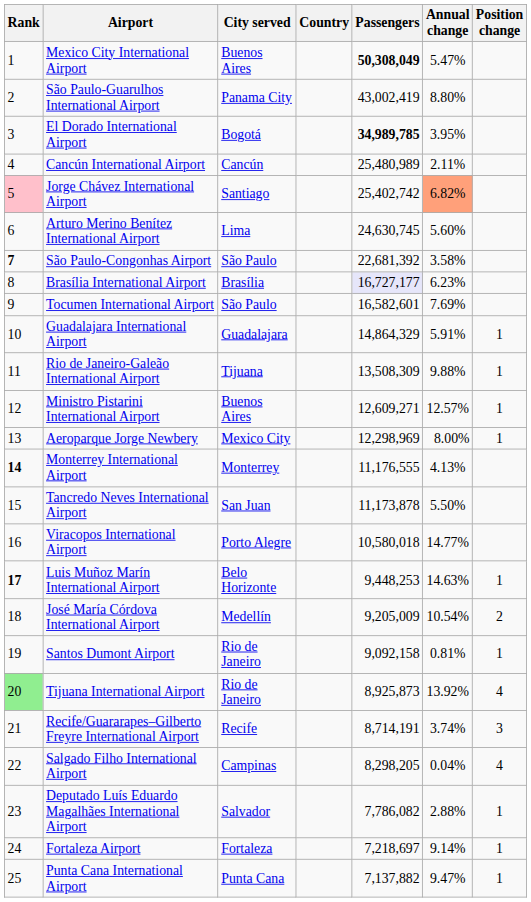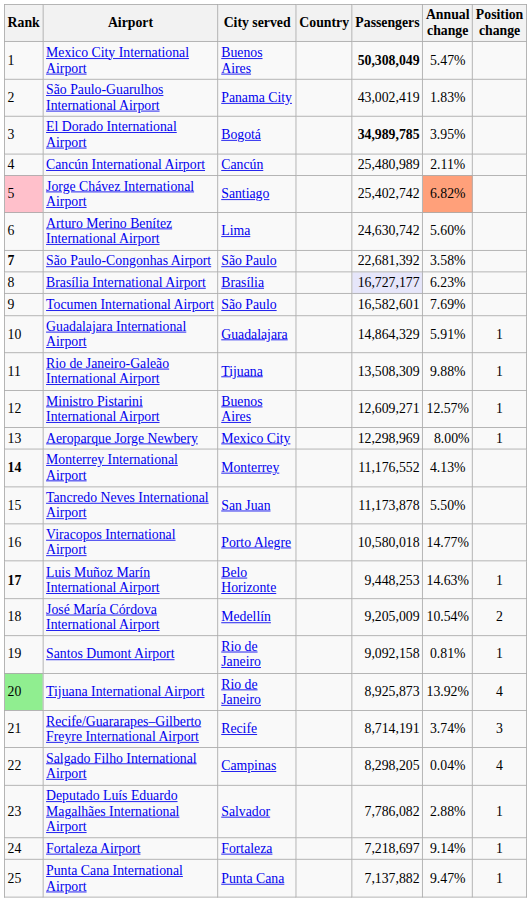(448, 97) 8.80% -> (448, 97) 1.83%
(389, 231) 24,630,745 -> (389, 231) 24,630,742
(389, 467) 11,176,555 -> (389, 467) 11,176,552
